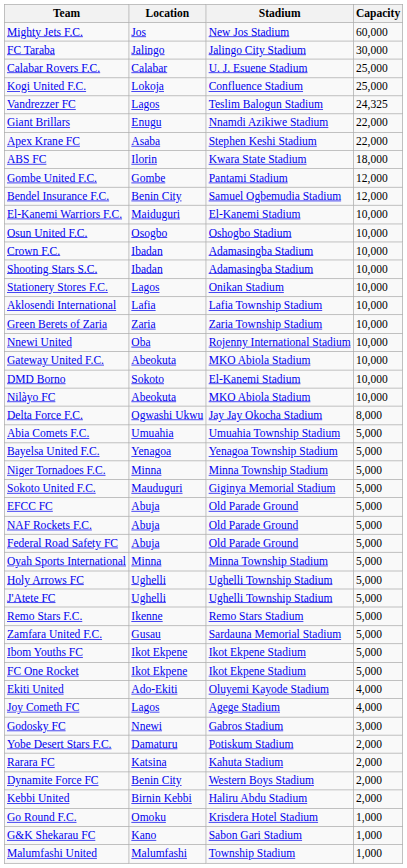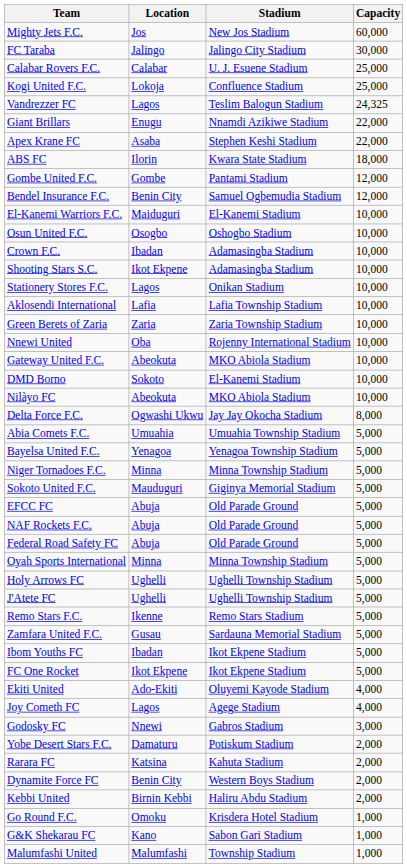(147, 269) Ibadan -> (159, 269) Ikot Ekpene
(159, 653) Ikot Ekpene -> (147, 653) Ibadan
